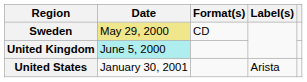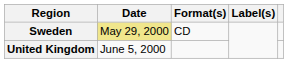(133, 49) paleturquoise background -> (133, 49) no background
- row: (51, 67)
